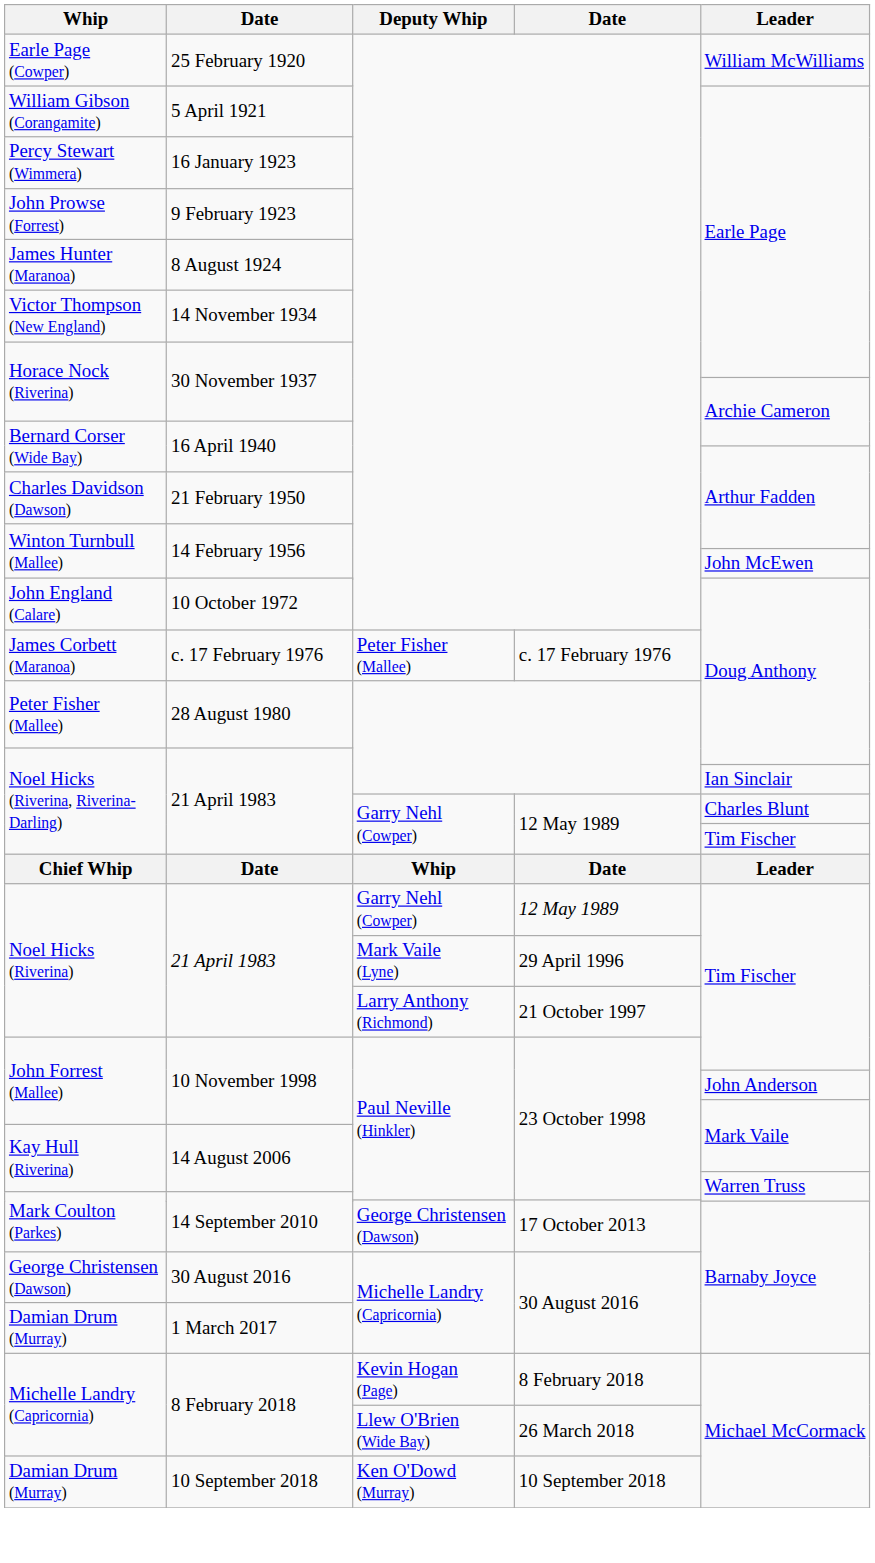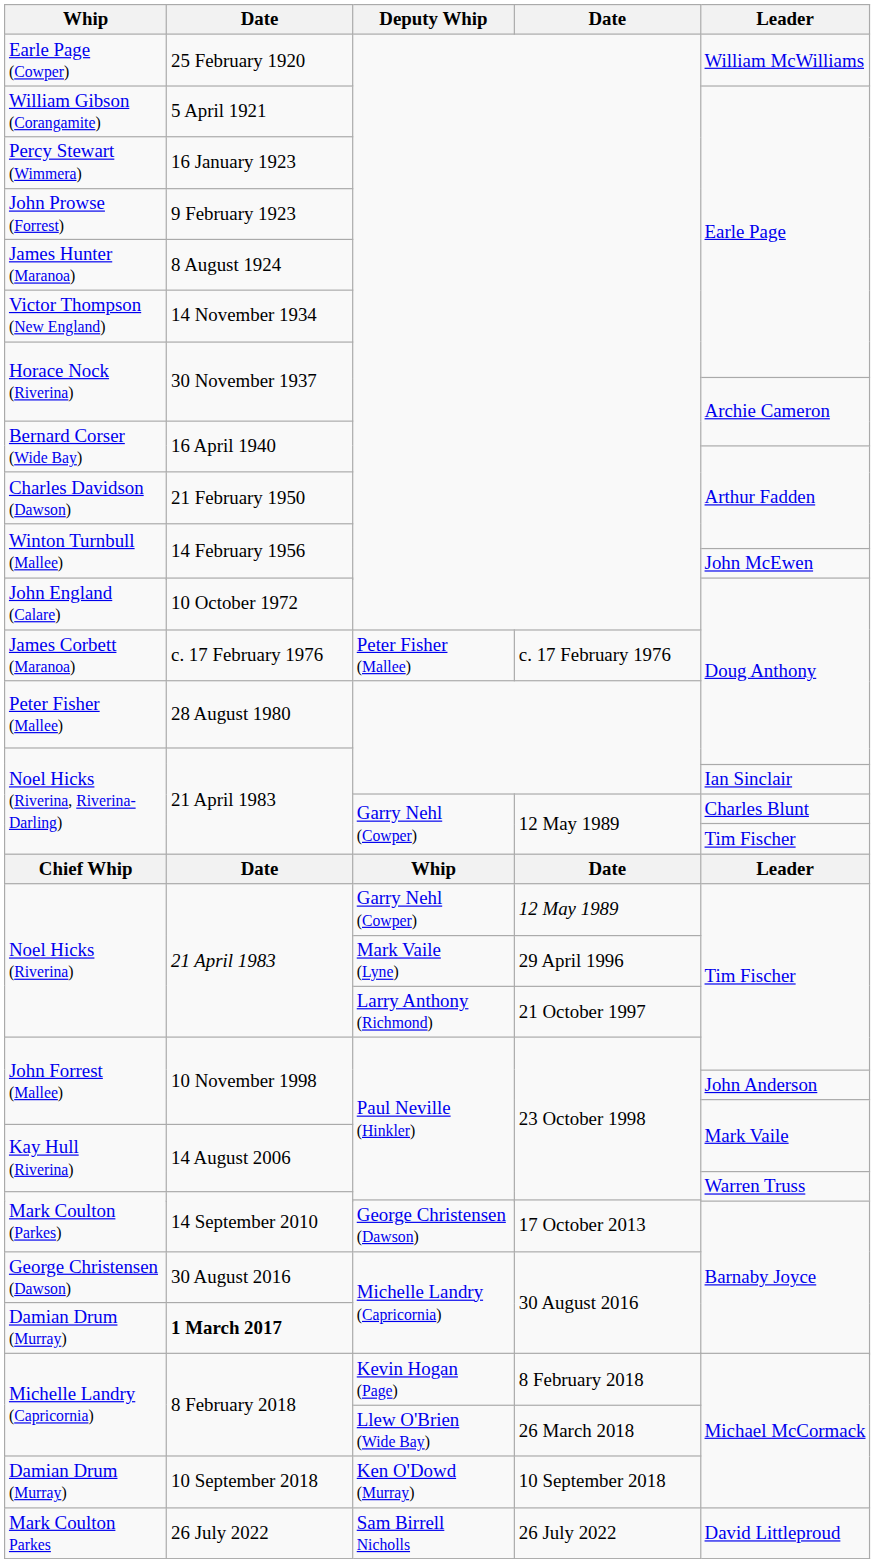(224, 1328) normal -> (226, 1328) bold
+ row: (62, 1532)
